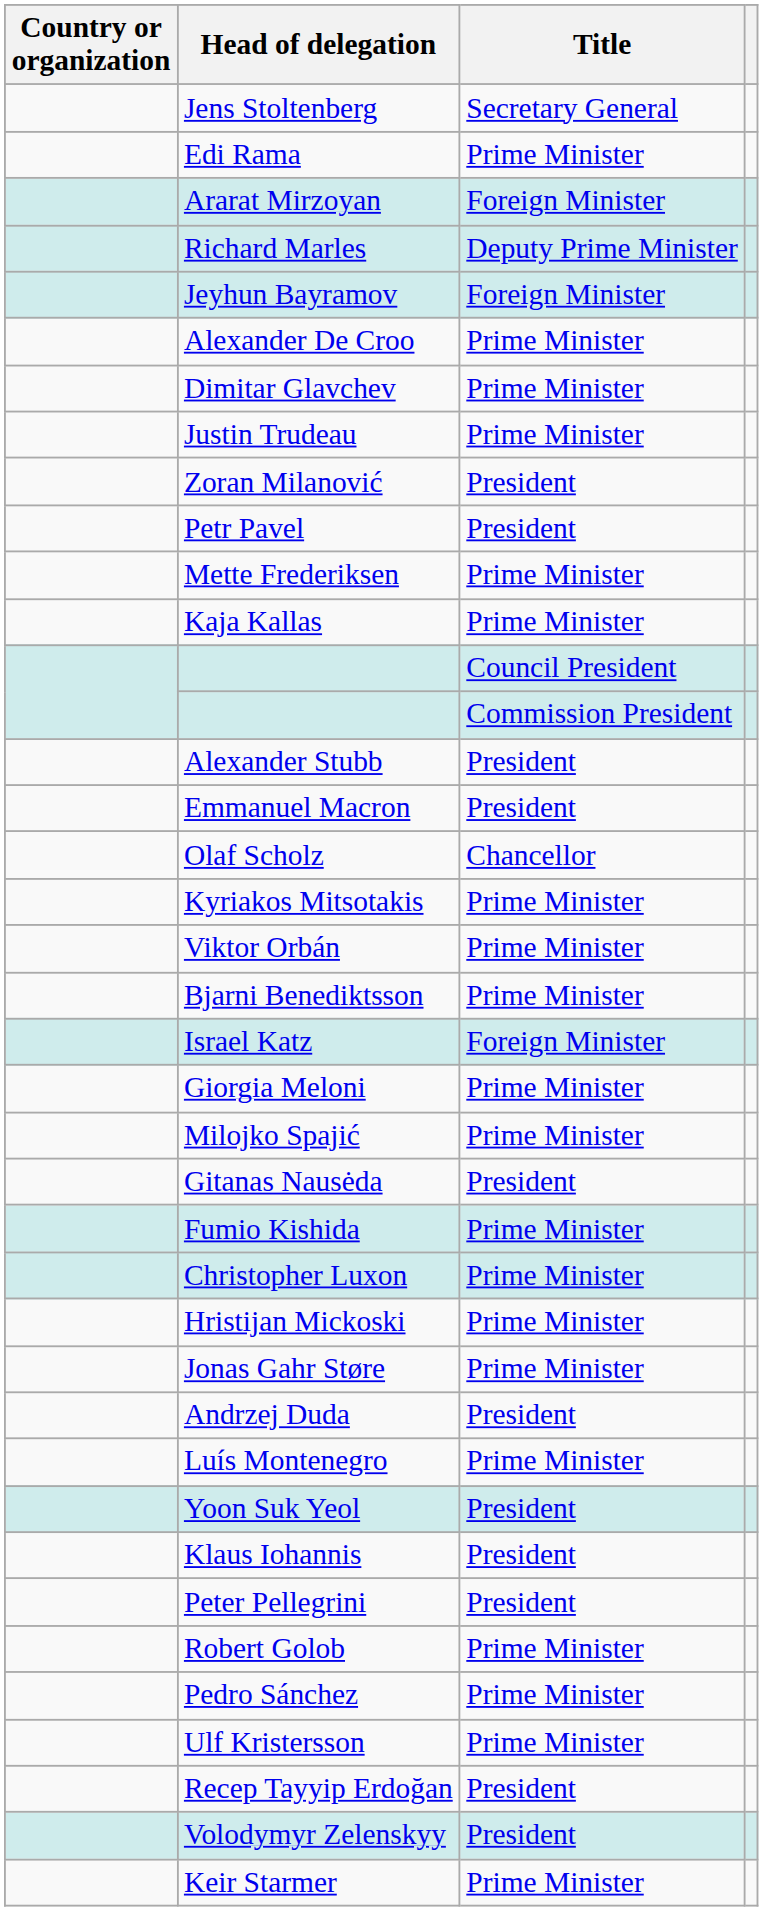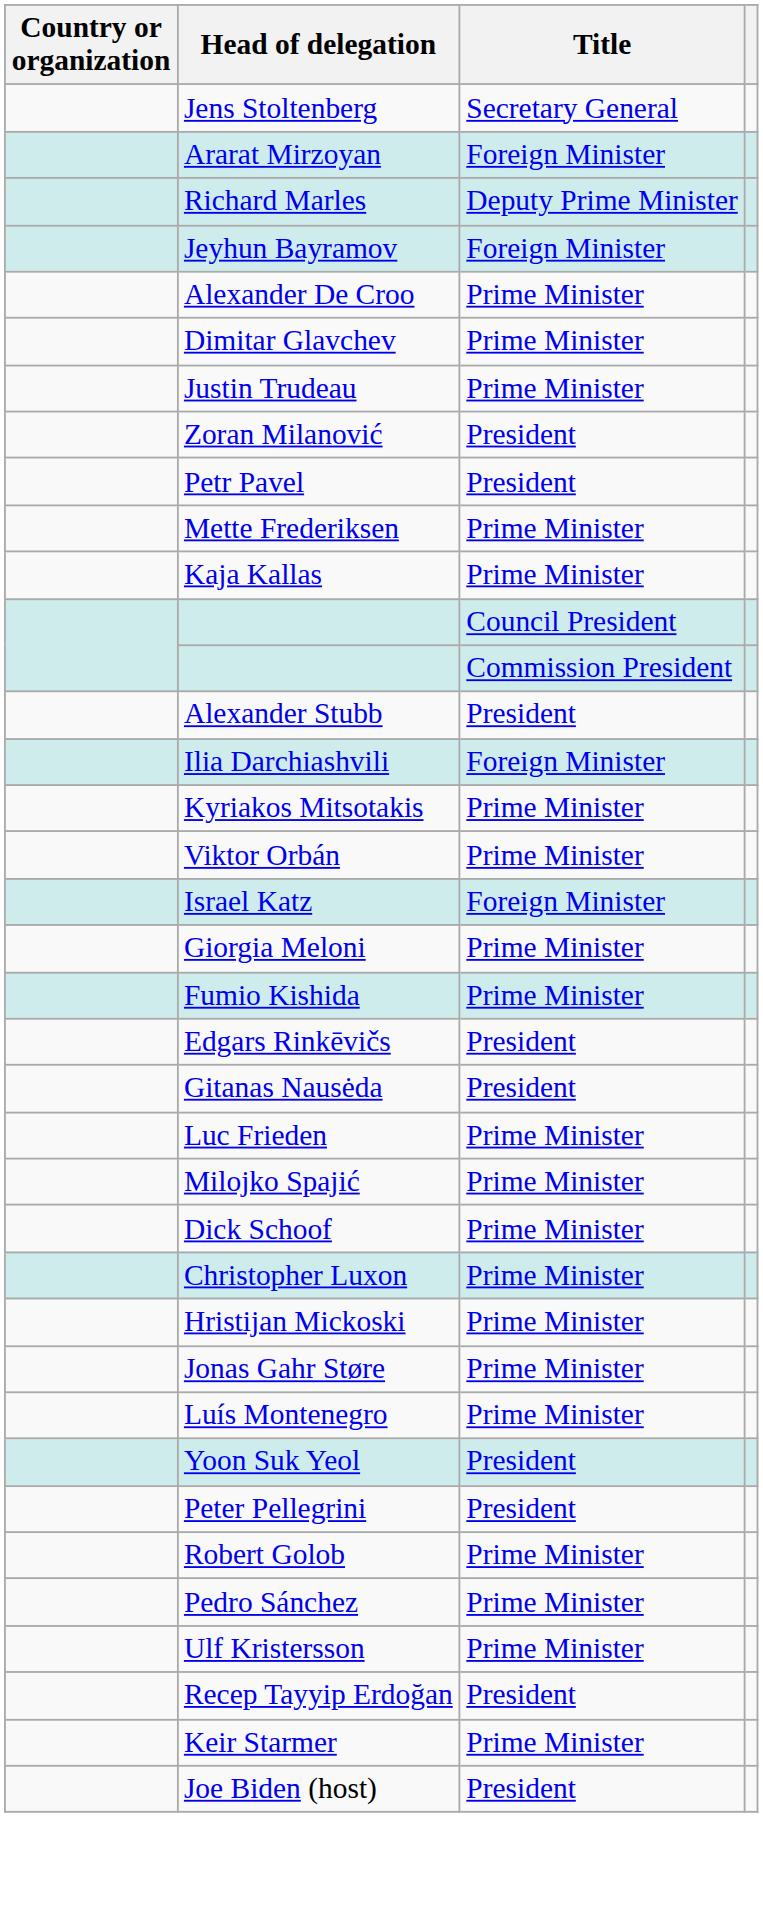- row: (242, 154)
- row: (297, 808)
- row: (254, 854)
+ row: (287, 761)
- row: (304, 994)
rows swapped: (272, 1228) <-> (272, 1134)
+ row: (287, 1041)
+ row: (255, 1134)
+ row: (258, 1228)
- row: (267, 1414)
- row: (273, 1555)
- row: (315, 1835)
+ row: (280, 1788)
